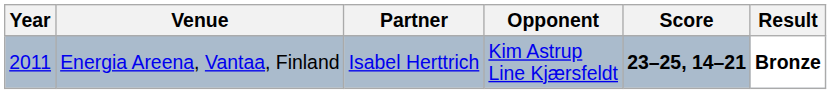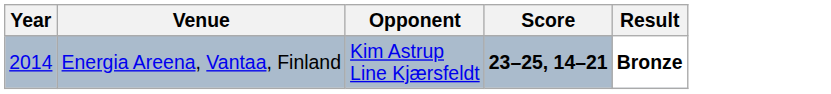- column: (414, 20)
(30, 62) 2011 -> (31, 62) 2014
